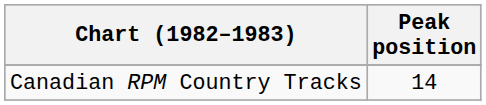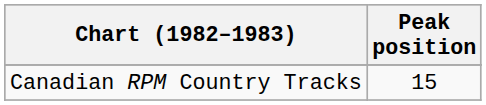(424, 83) 14 -> (424, 83) 15
